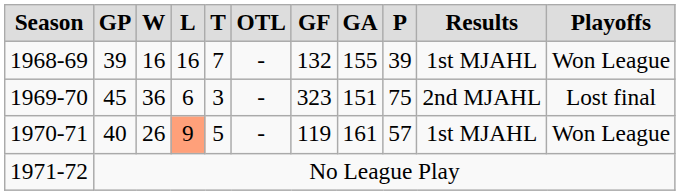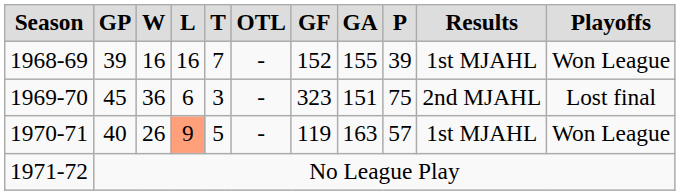(314, 60) 132 -> (314, 60) 152
(360, 134) 161 -> (360, 134) 163
